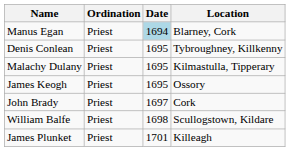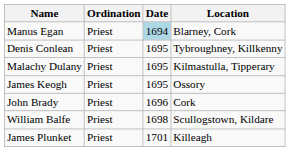(157, 102) 1697 -> (157, 102) 1696
